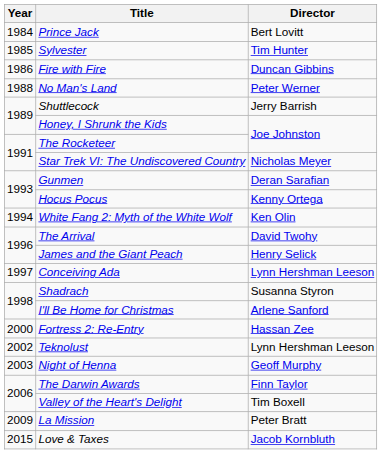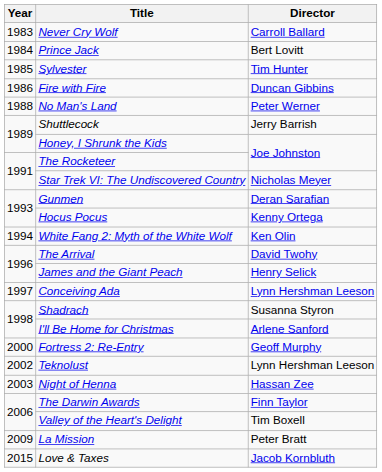+ row: (78, 32)
(282, 328) Hassan Zee -> (286, 347) Geoff Murphy
(286, 365) Geoff Murphy -> (282, 384) Hassan Zee
